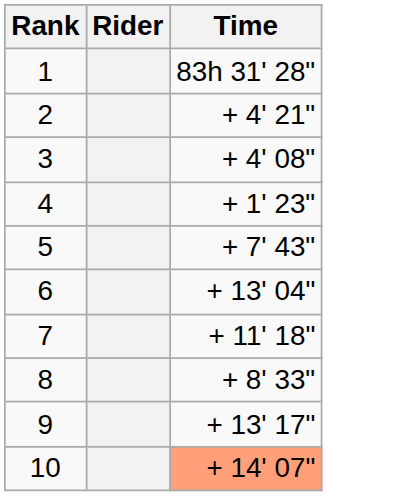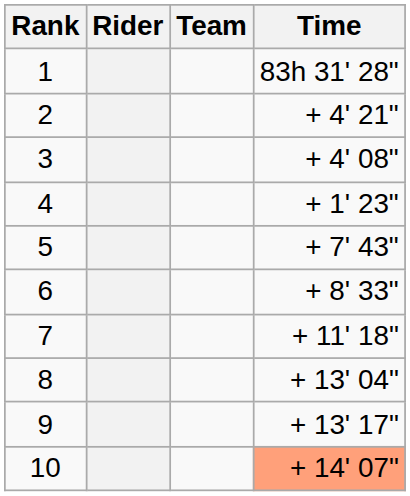+ column: (212, 26)
(261, 291) + 13' 04" -> (352, 291) + 8' 33"
(269, 379) + 8' 33" -> (344, 379) + 13' 04"
